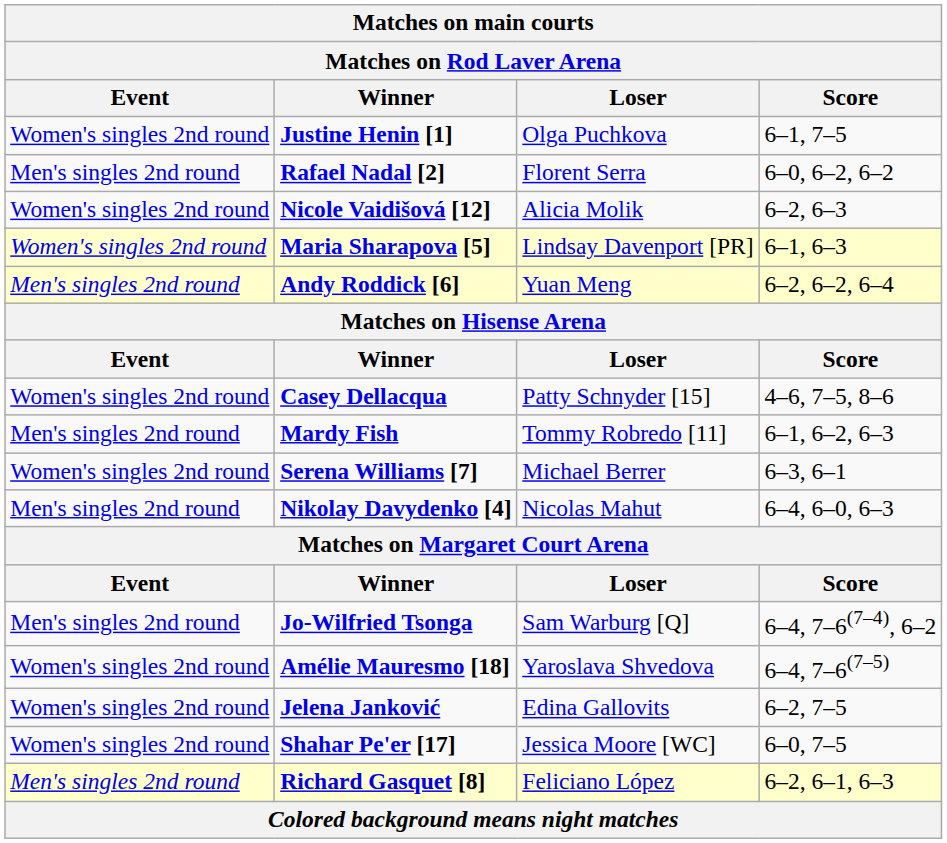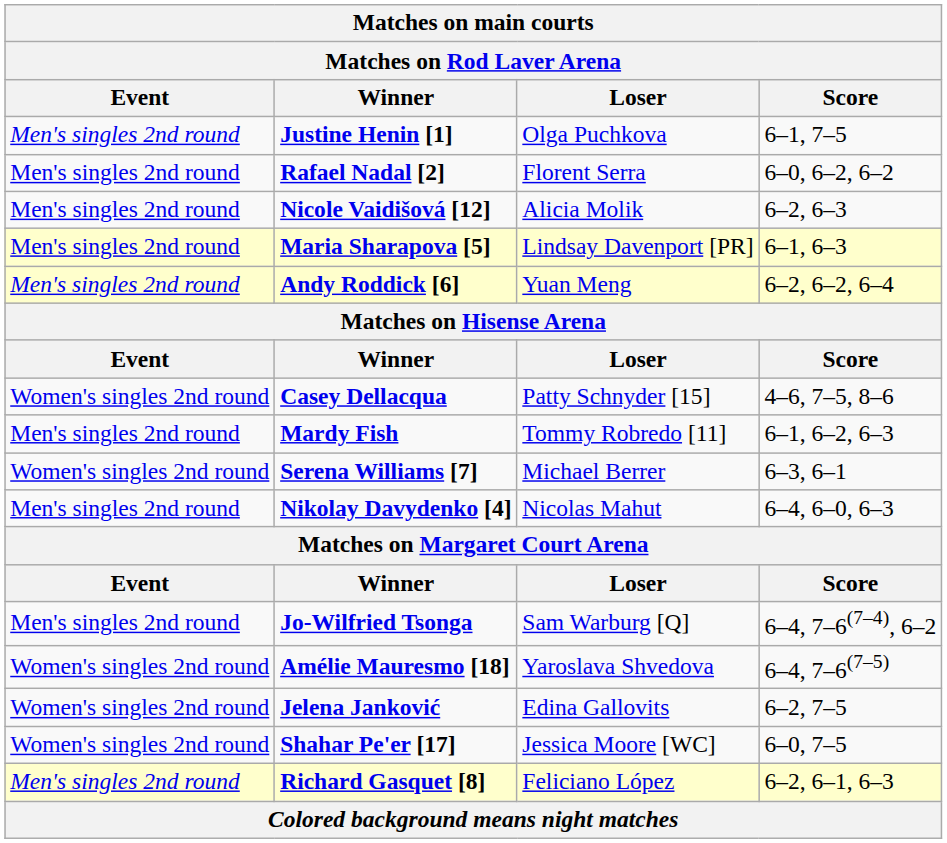(140, 135) Women's singles 2nd round -> (125, 135) Men's singles 2nd round
(140, 209) Women's singles 2nd round -> (125, 209) Men's singles 2nd round
(138, 246) Women's singles 2nd round -> (125, 246) Men's singles 2nd round
